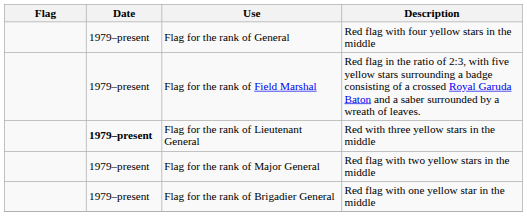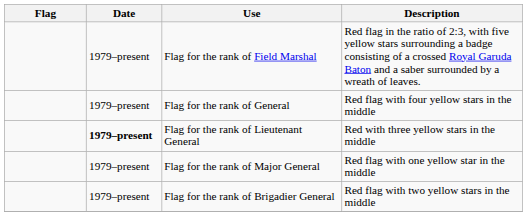rows swapped: (240, 86) <-> (227, 37)
(427, 166) Red flag with two yellow stars in the middle -> (425, 166) Red flag with one yellow star in the middle
(425, 196) Red flag with one yellow star in the middle -> (427, 196) Red flag with two yellow stars in the middle
